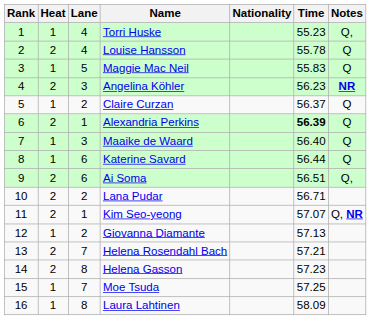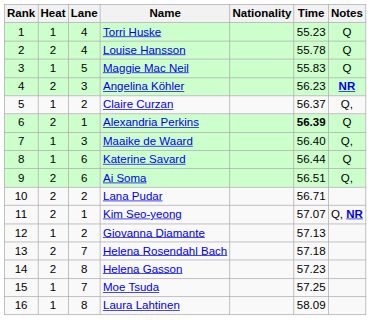(347, 31) Q, -> (347, 31) Q
(347, 104) Q -> (347, 104) Q,
(347, 141) Q -> (347, 141) Q,
(311, 251) 57.21 -> (311, 251) 57.18
